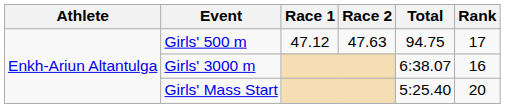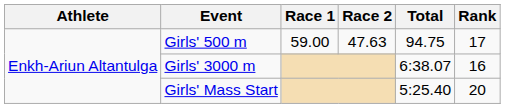(310, 41) 47.12 -> (310, 41) 59.00
